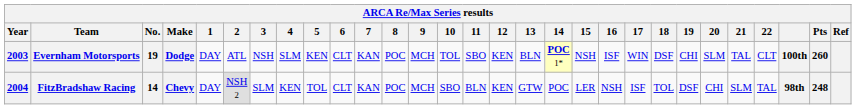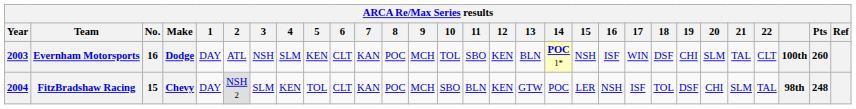(153, 56) 19 -> (153, 56) 16
(153, 88) 14 -> (153, 88) 15
